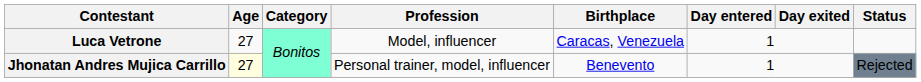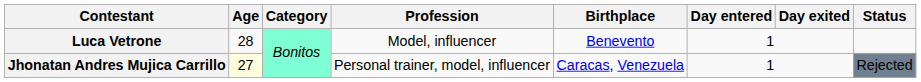(246, 41) 27 -> (246, 41) 28
(620, 41) Caracas, Venezuela -> (620, 41) Benevento
(620, 65) Benevento -> (620, 65) Caracas, Venezuela
